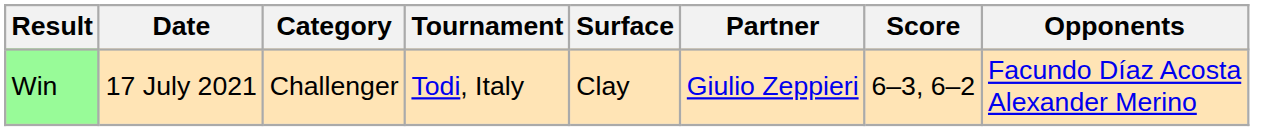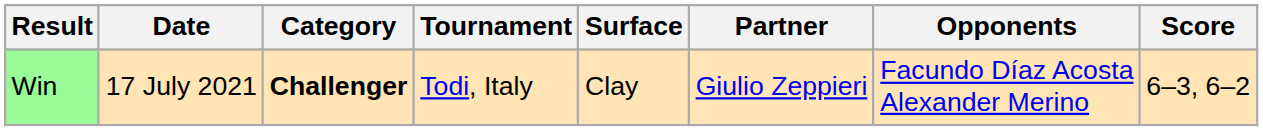columns swapped: (1115, 27) <-> (923, 27)
(334, 87) normal -> (339, 87) bold
